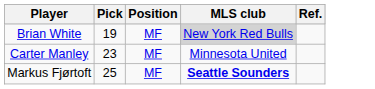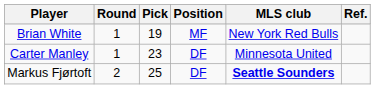+ column: (117, 14)
(238, 34) lightgrey background -> (283, 34) no background
(153, 53) MF -> (198, 53) DF
(153, 73) MF -> (198, 73) DF
